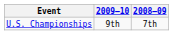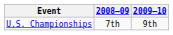columns swapped: (150, 11) <-> (113, 11)
